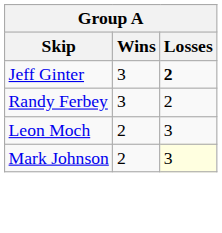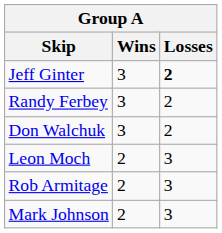+ row: (57, 130)
+ row: (58, 185)
(168, 158) lightyellow background -> (168, 213) no background
